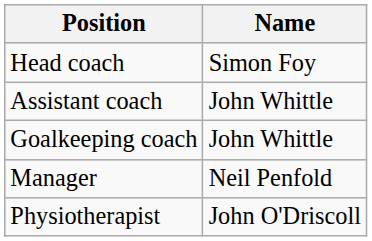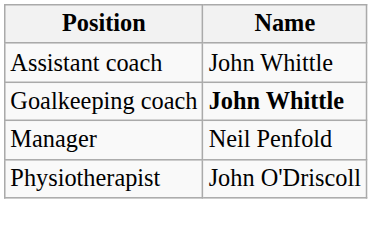- row: (67, 62)
(271, 139) normal -> (276, 100) bold
